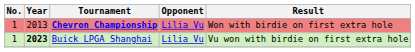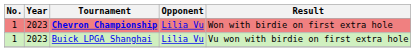(37, 26) 2013 -> (37, 26) 2023
(37, 40) bold -> (37, 40) normal
